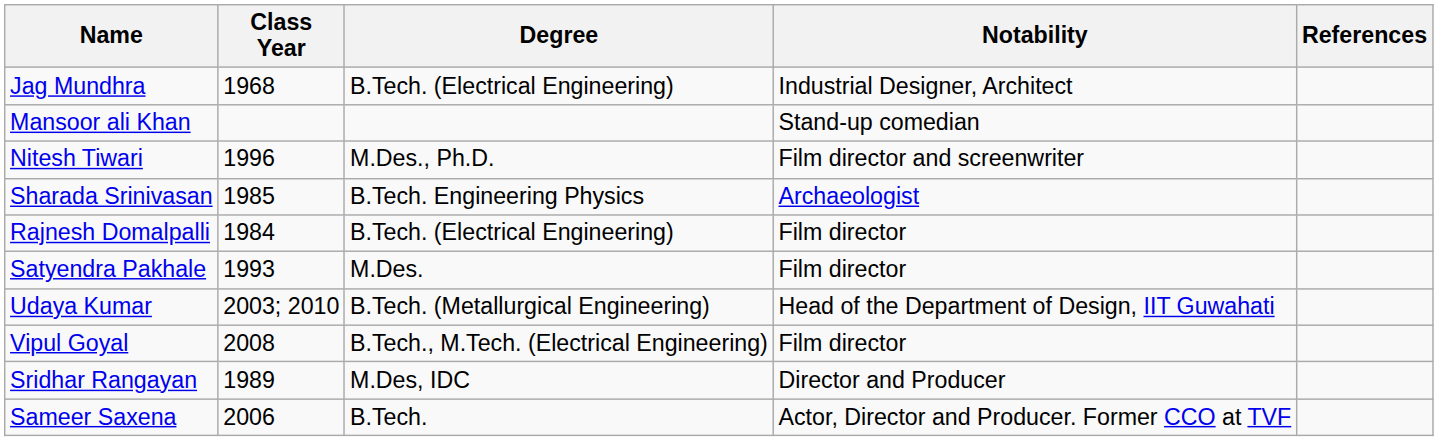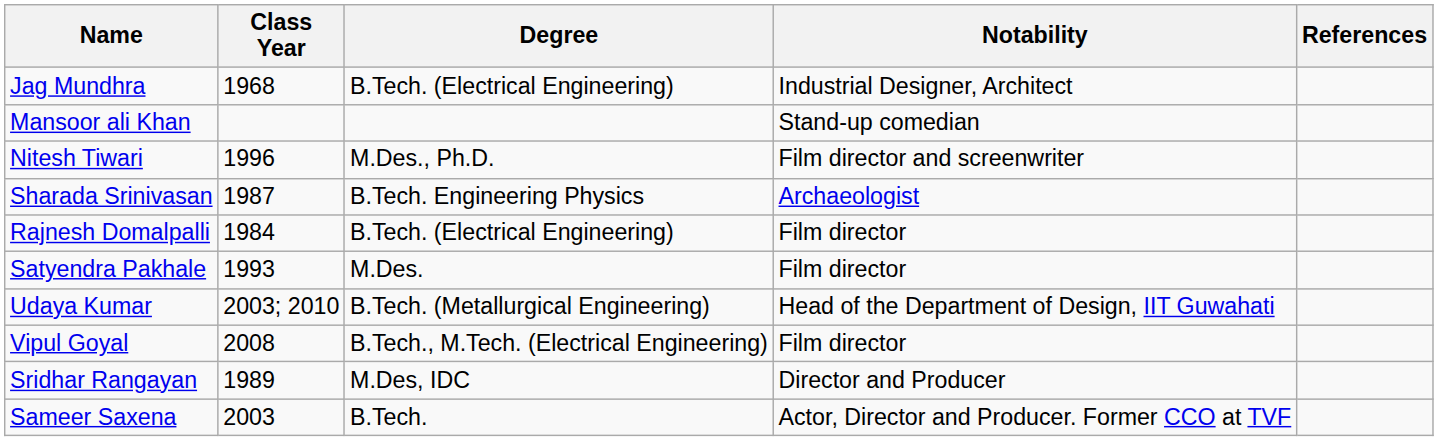(249, 196) 1985 -> (249, 196) 1987
(249, 416) 2006 -> (249, 416) 2003
